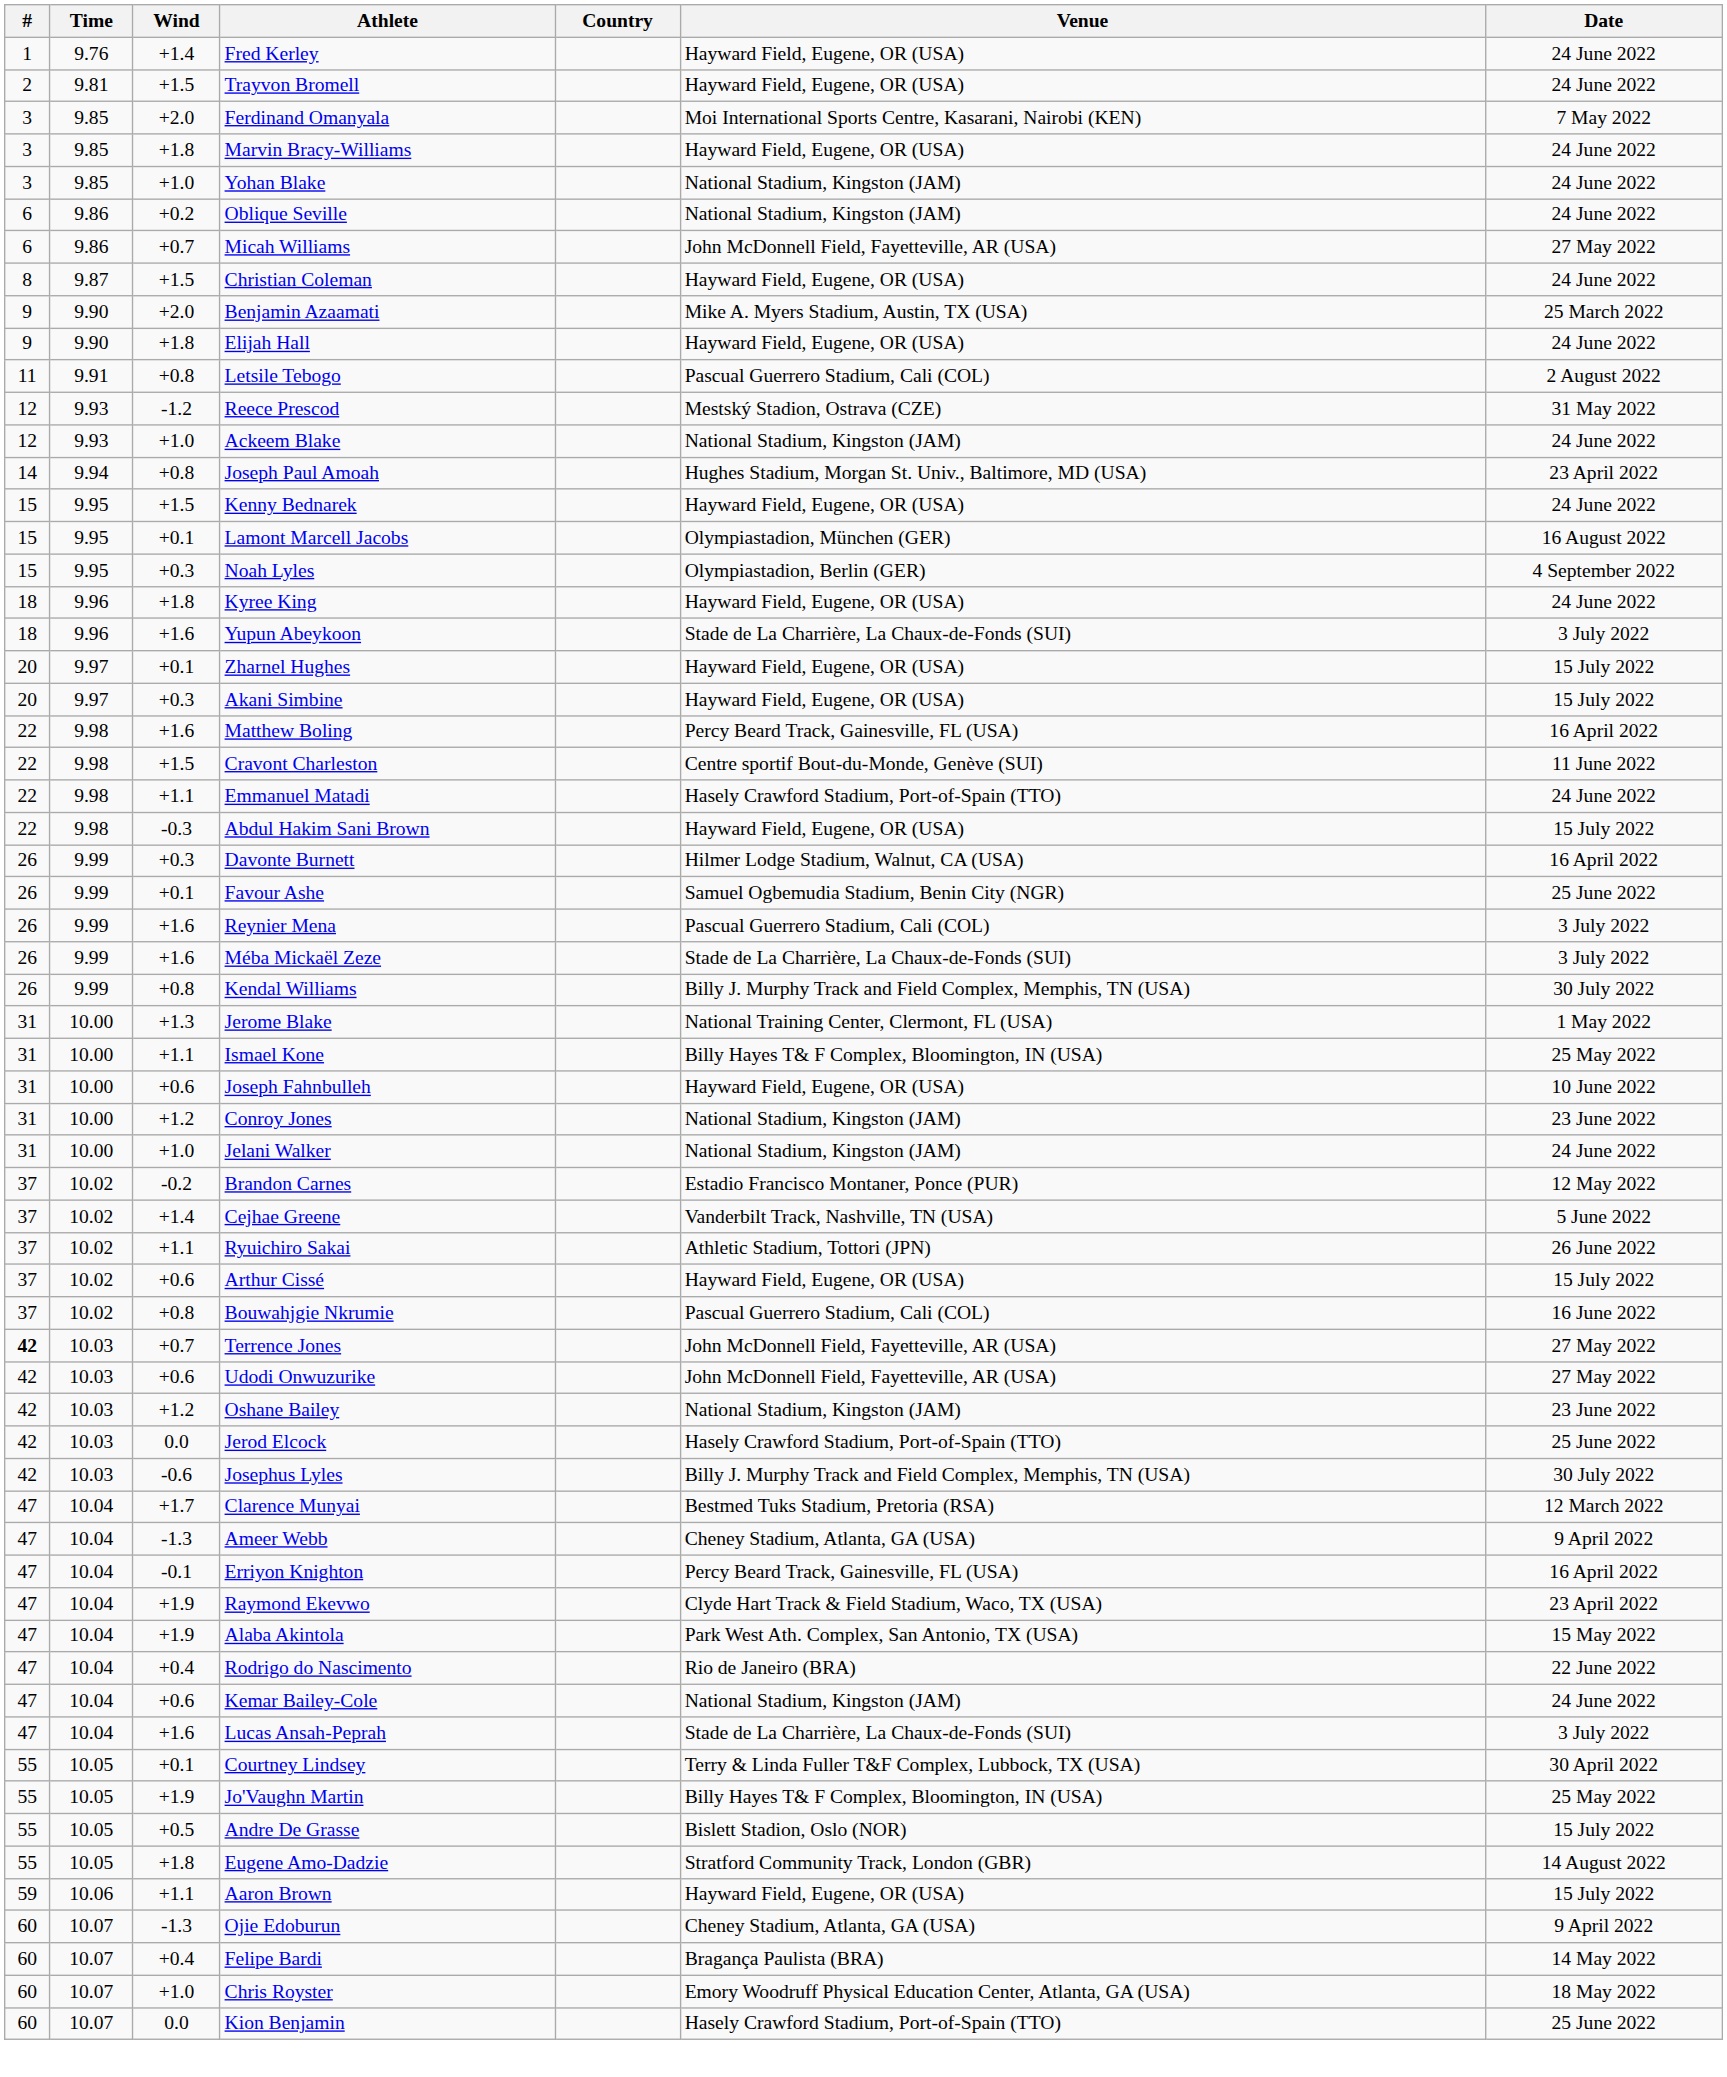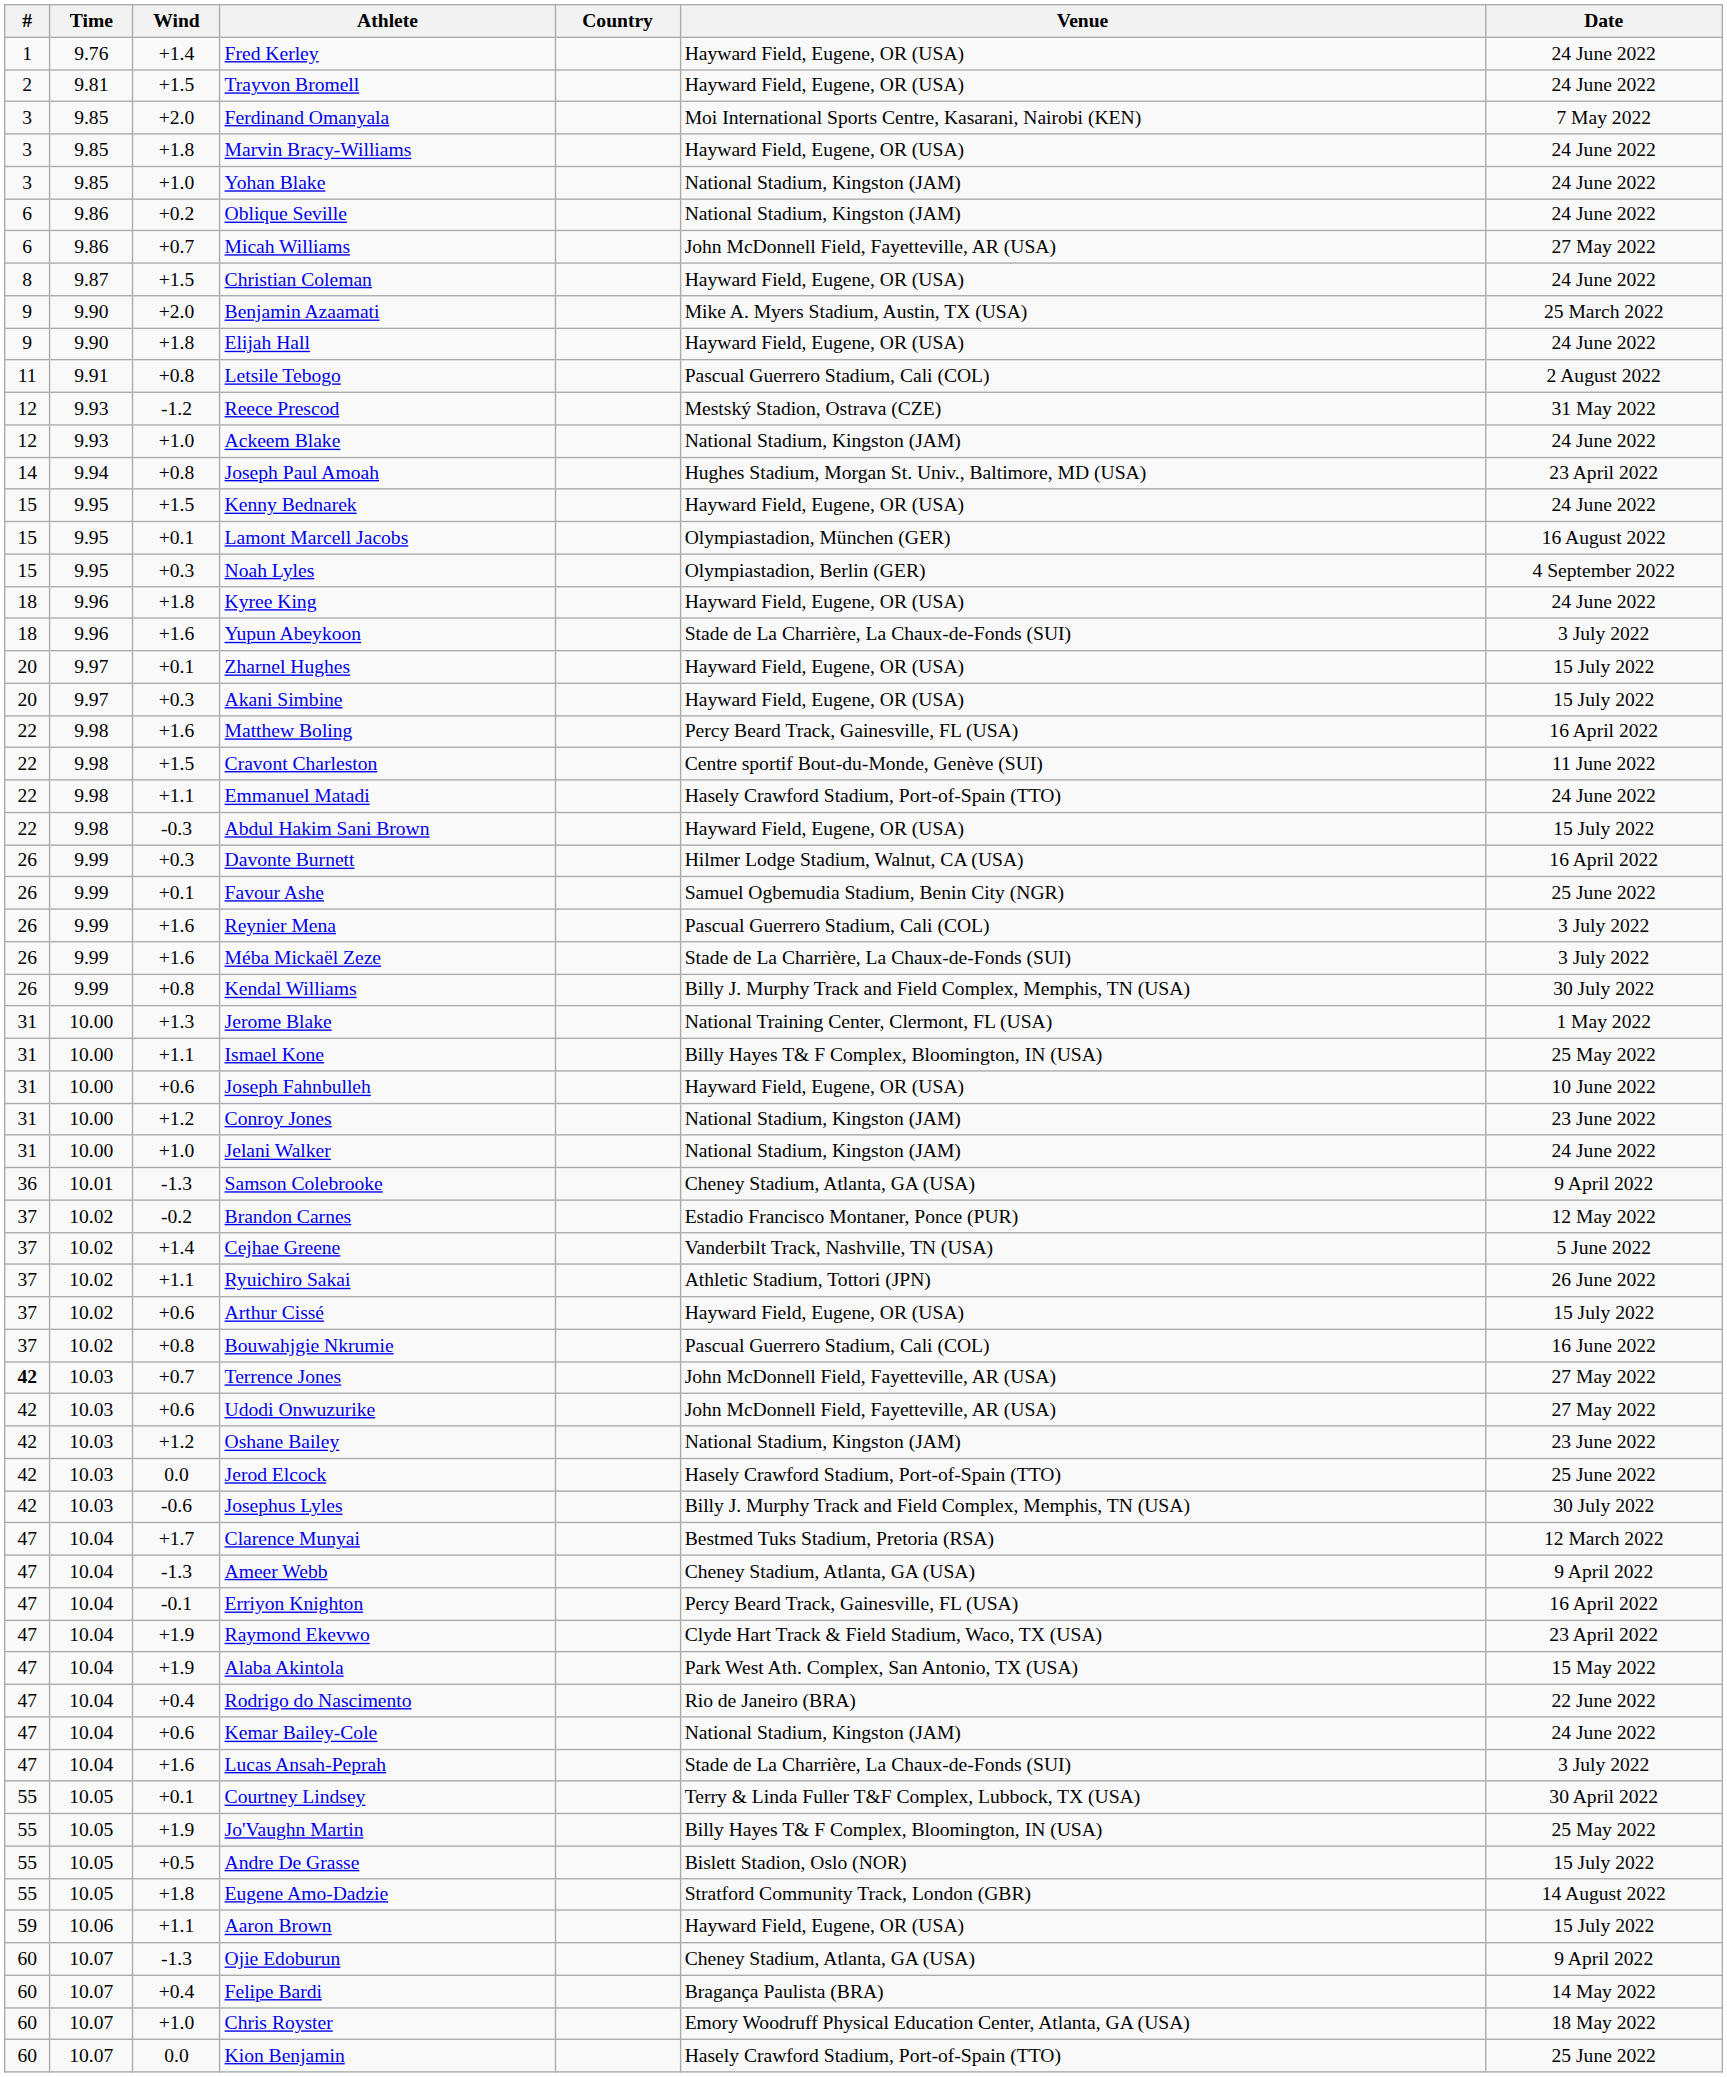+ row: (304, 1183)
